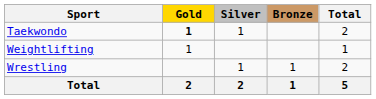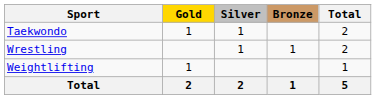(189, 31) bold -> (189, 31) normal
rows swapped: (50, 49) <-> (37, 67)
